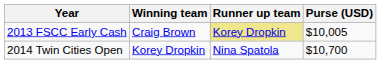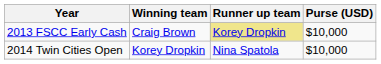(327, 31) $10,005 -> (327, 31) $10,000
(327, 50) $10,700 -> (327, 50) $10,000
